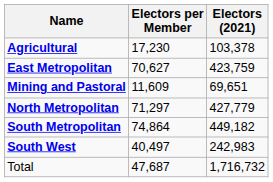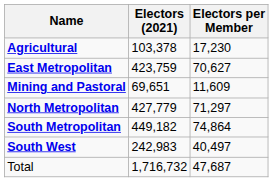columns swapped: (237, 21) <-> (168, 21)
